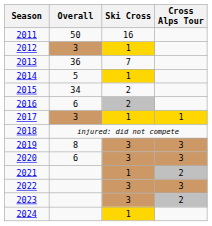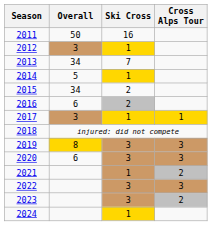(75, 62) 36 -> (75, 62) 34
(75, 145) no background -> (75, 145) gold background
